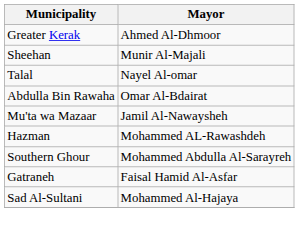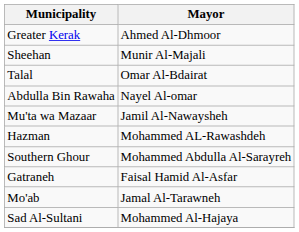(159, 75) Nayel Al-omar -> (164, 75) Omar Al-Bdairat
(164, 95) Omar Al-Bdairat -> (159, 95) Nayel Al-omar
+ row: (23, 197)
